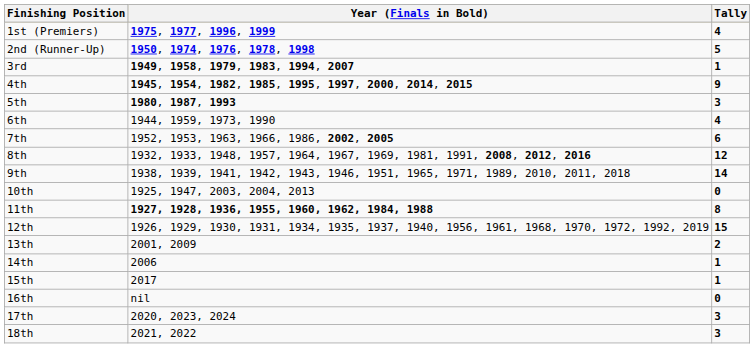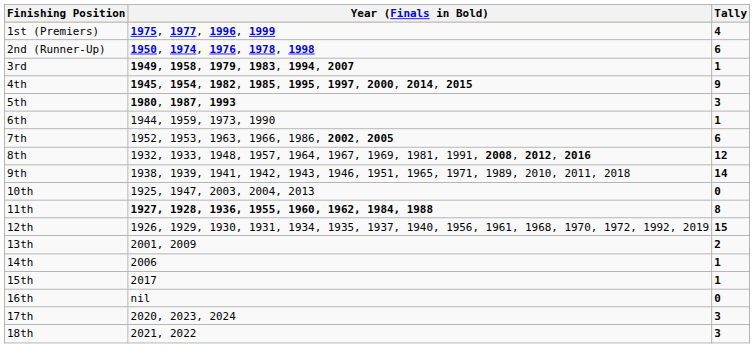(718, 49) 5 -> (718, 49) 6
(718, 120) 4 -> (718, 120) 1
